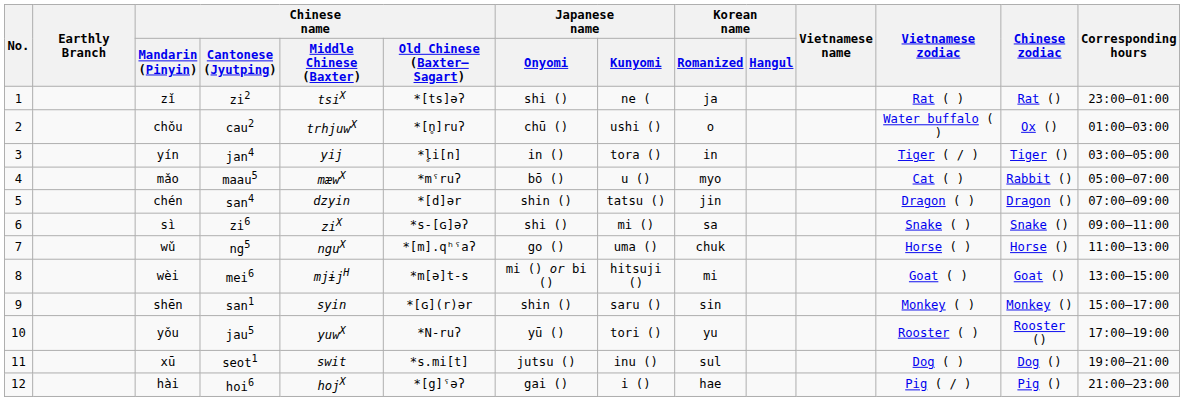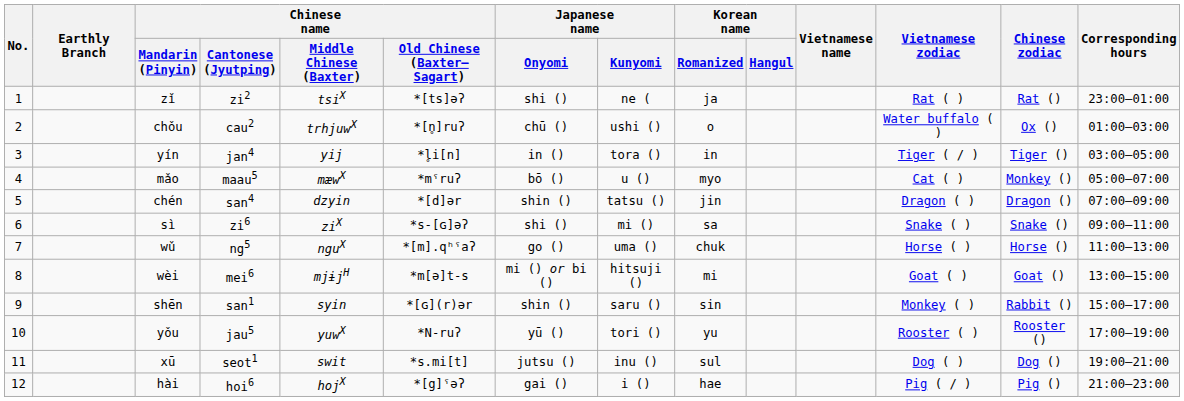(1039, 178) Rabbit () -> (1039, 178) Monkey ()
(1039, 304) Monkey () -> (1039, 304) Rabbit ()
